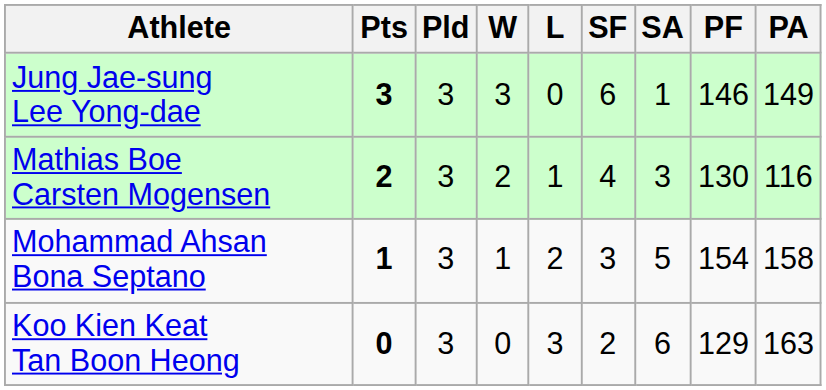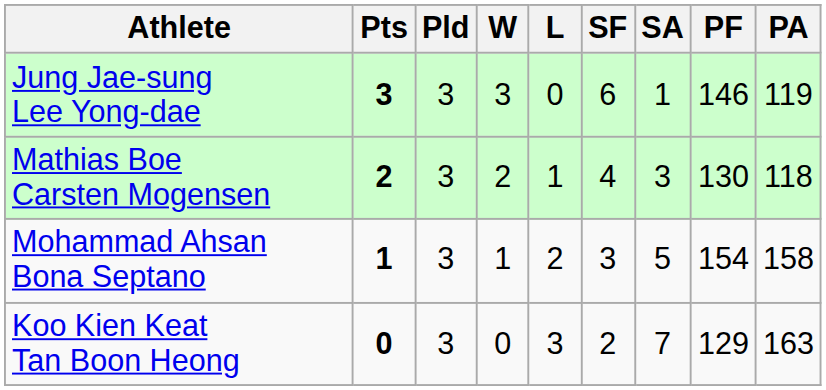(788, 94) 149 -> (788, 94) 119
(788, 177) 116 -> (788, 177) 118
(663, 342) 6 -> (663, 342) 7
